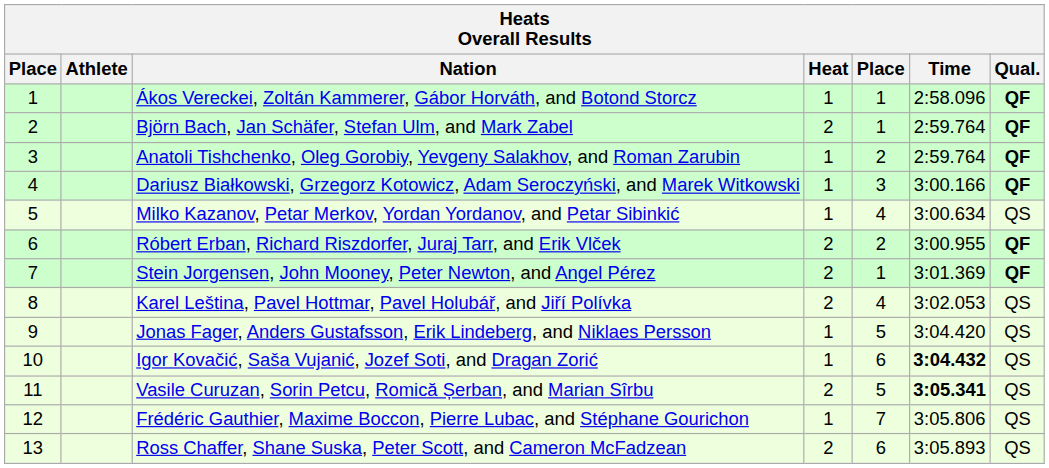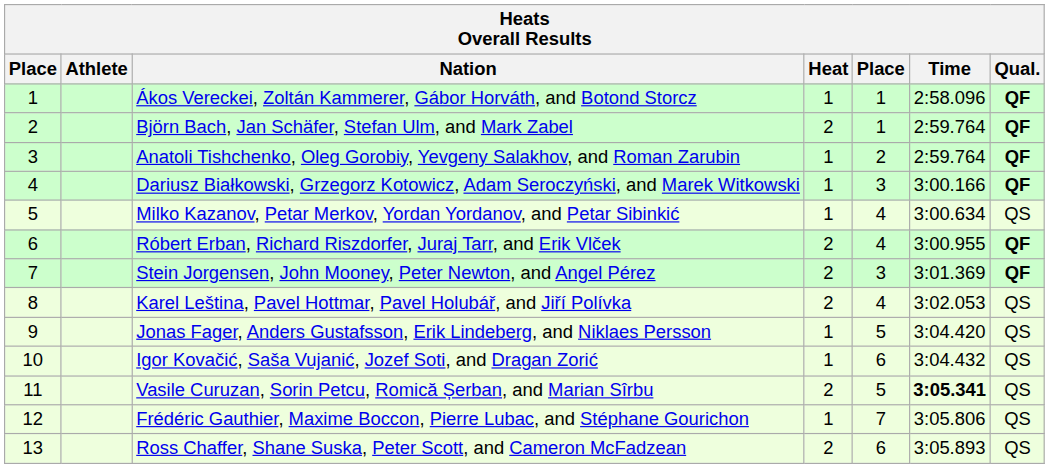(881, 244) 2 -> (881, 244) 4
(881, 273) 1 -> (881, 273) 3
(950, 360) bold -> (950, 360) normal
